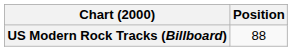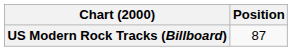(259, 35) 88 -> (259, 35) 87
